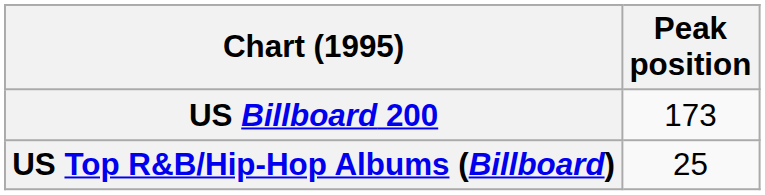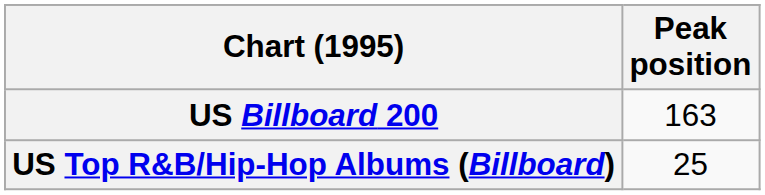(690, 114) 173 -> (690, 114) 163
